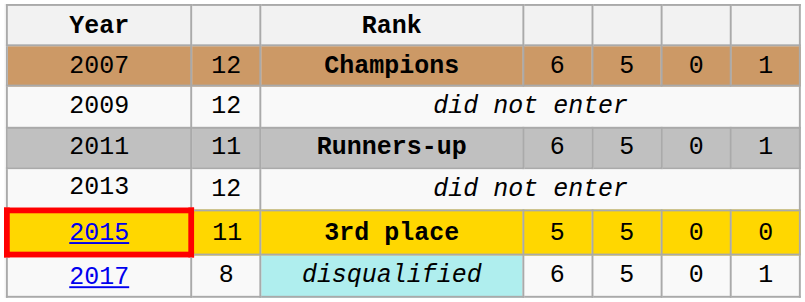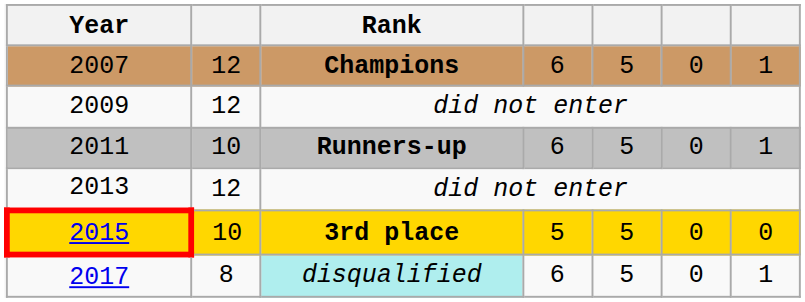(226, 147) 11 -> (226, 147) 10
(227, 233) 11 -> (227, 233) 10
